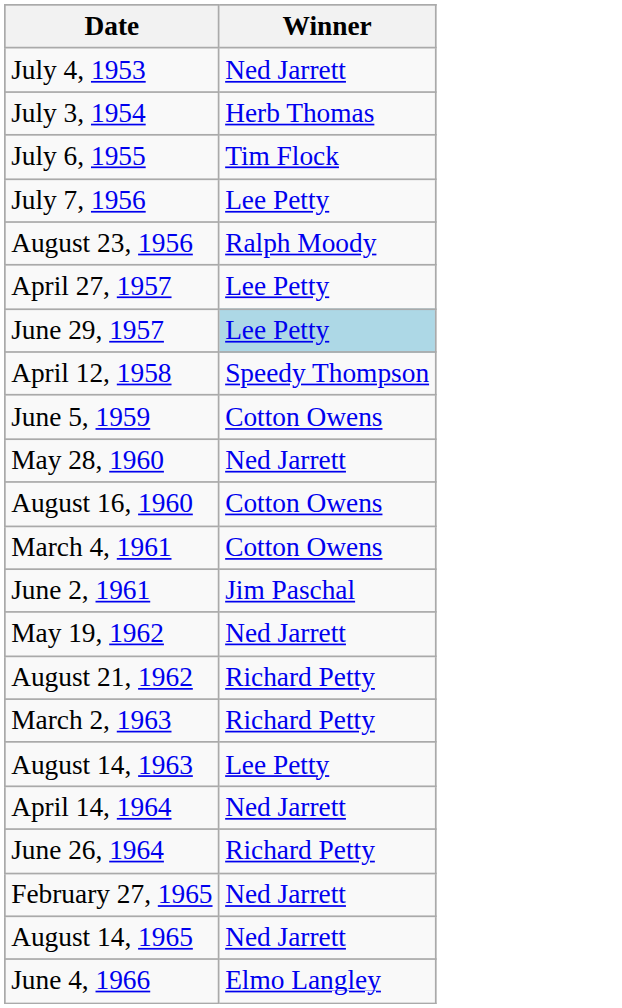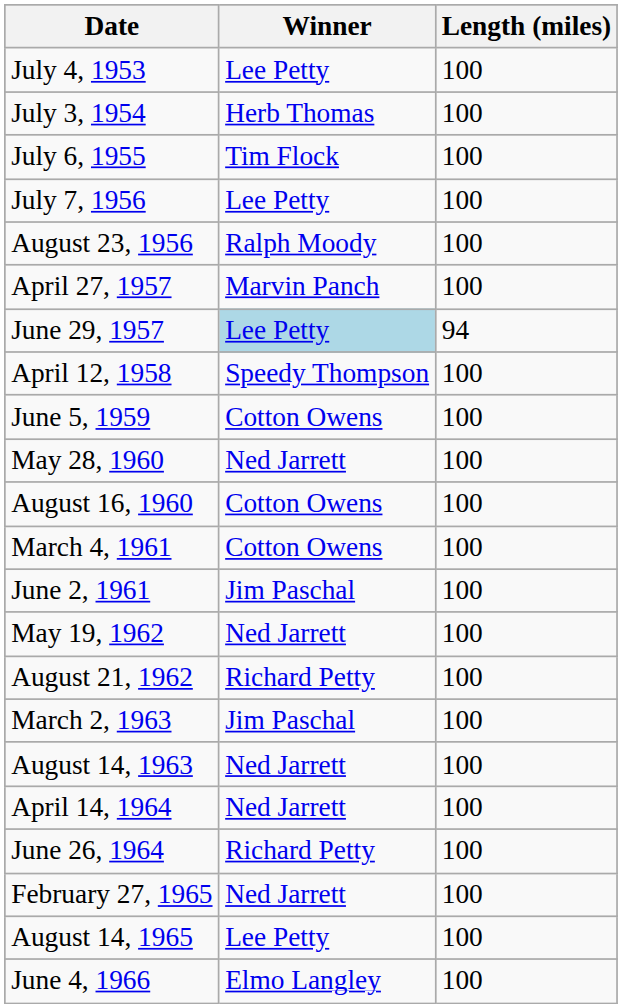+ column: (526, 26)
(286, 69) Ned Jarrett -> (277, 69) Lee Petty
(277, 286) Lee Petty -> (302, 286) Marvin Panch
(300, 720) Richard Petty -> (290, 720) Jim Paschal
(277, 763) Lee Petty -> (286, 763) Ned Jarrett
(286, 937) Ned Jarrett -> (277, 937) Lee Petty
